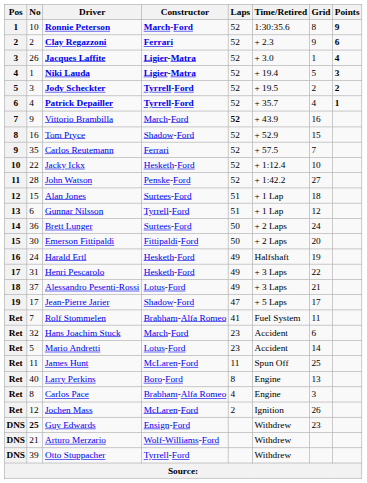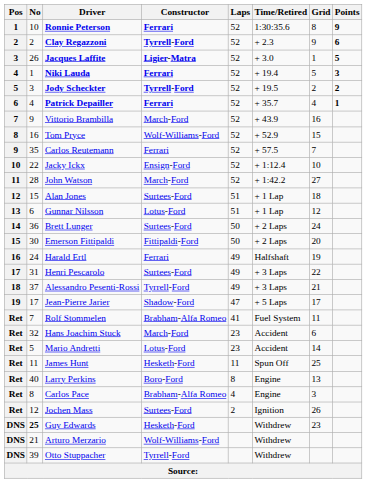(168, 27) March-Ford -> (158, 27) Ferrari
(158, 42) Ferrari -> (169, 42) Tyrrell-Ford
(337, 58) 4 -> (337, 58) 5
(170, 73) Ligier-Matra -> (158, 73) Ferrari
(169, 104) Tyrrell-Ford -> (158, 104) Ferrari
(235, 119) bold -> (235, 119) normal
(169, 134) Shadow-Ford -> (181, 134) Wolf-Williams-Ford
(169, 165) Hesketh-Ford -> (167, 165) Ensign-Ford
(167, 180) Penske-Ford -> (166, 180) March-Ford
(167, 211) Tyrrell-Ford -> (165, 211) Lotus-Ford
(169, 256) Hesketh-Ford -> (156, 256) Ferrari
(169, 272) Hesketh-Ford -> (168, 272) Surtees-Ford
(165, 287) Lotus-Ford -> (167, 287) Tyrrell-Ford
(171, 363) McLaren-Ford -> (169, 363) Hesketh-Ford
(171, 409) McLaren-Ford -> (168, 409) Surtees-Ford
(167, 425) Ensign-Ford -> (169, 425) Hesketh-Ford
